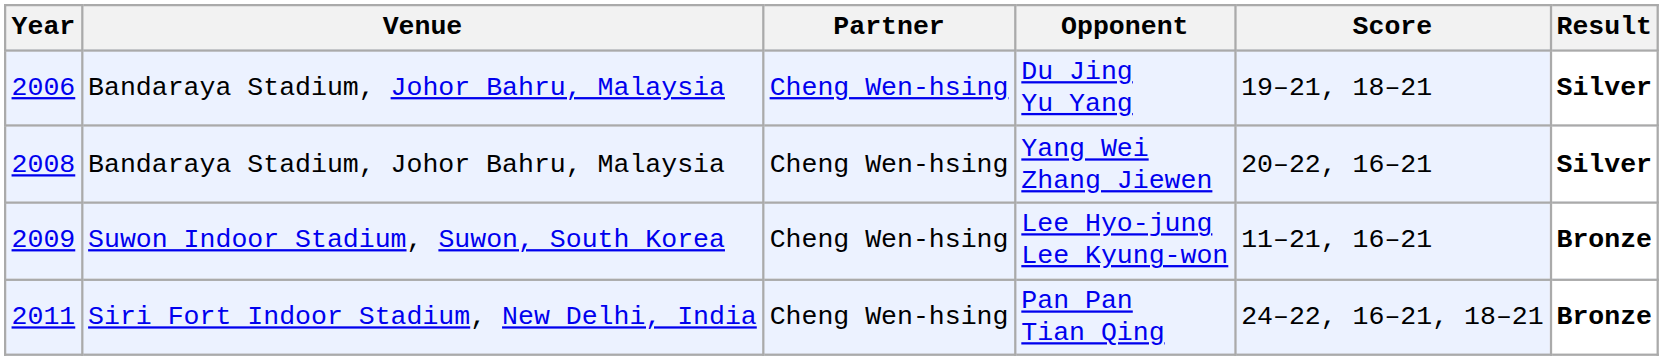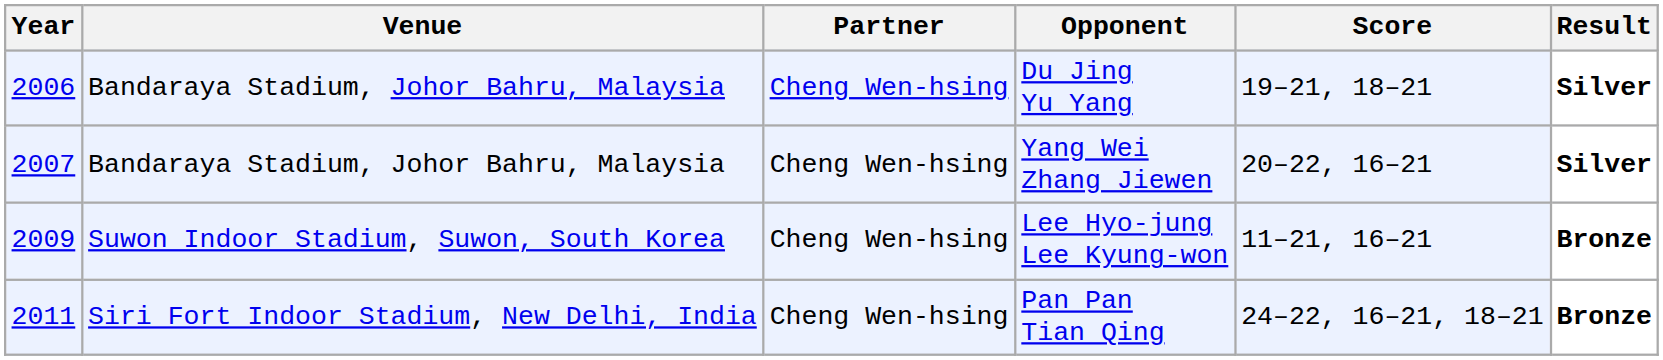(43, 164) 2008 -> (43, 164) 2007
